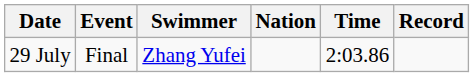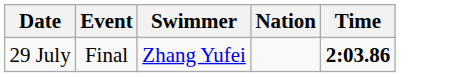- column: (431, 21)
(357, 54) normal -> (358, 54) bold
